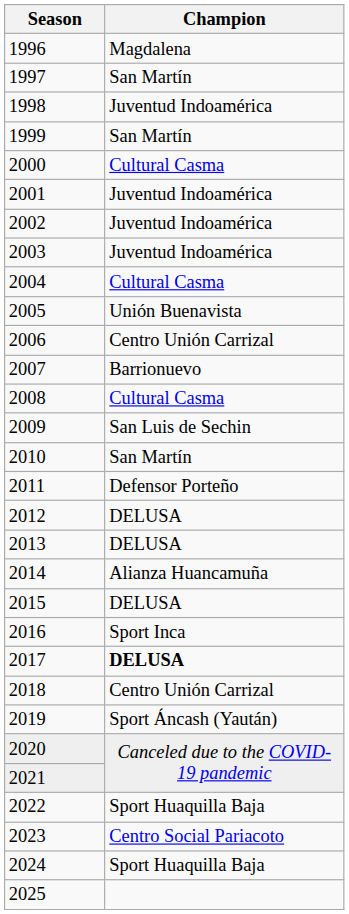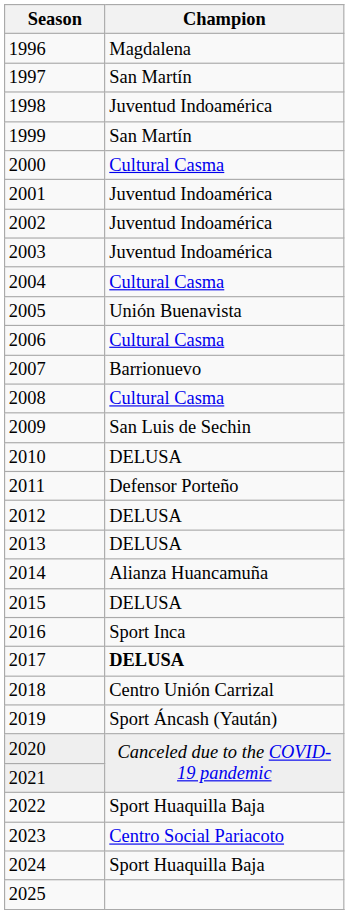(192, 340) Centro Unión Carrizal -> (167, 340) Cultural Casma
(150, 456) San Martín -> (146, 456) DELUSA
